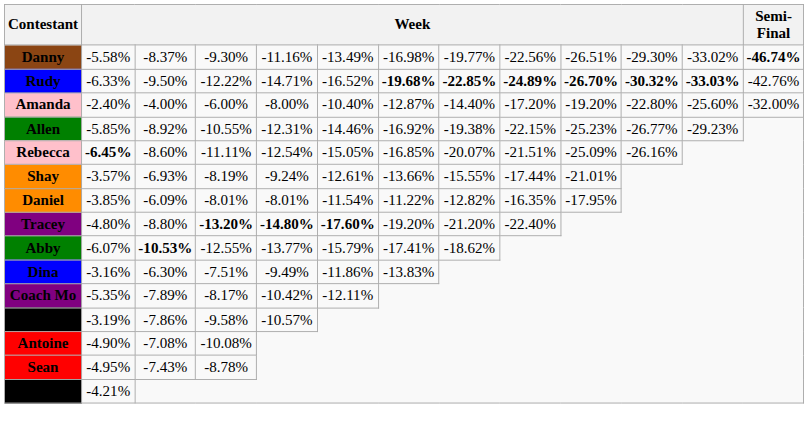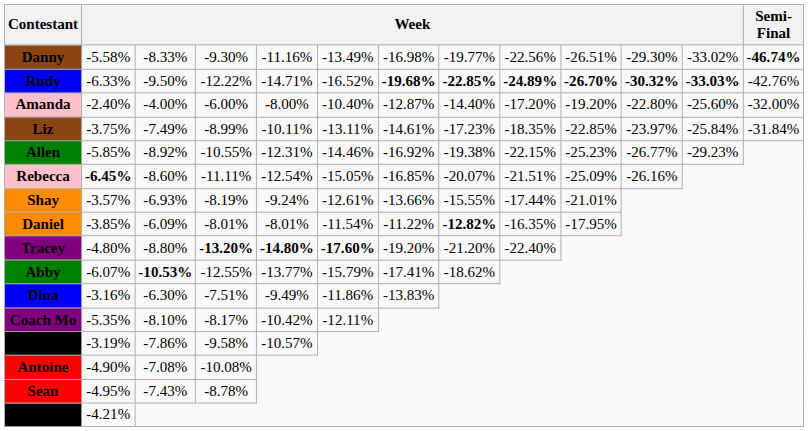(165, 57) -8.37% -> (165, 57) -8.33%
+ row: (43, 128)
(469, 200) normal -> (469, 224) bold
(165, 295) -7.89% -> (165, 319) -8.10%
